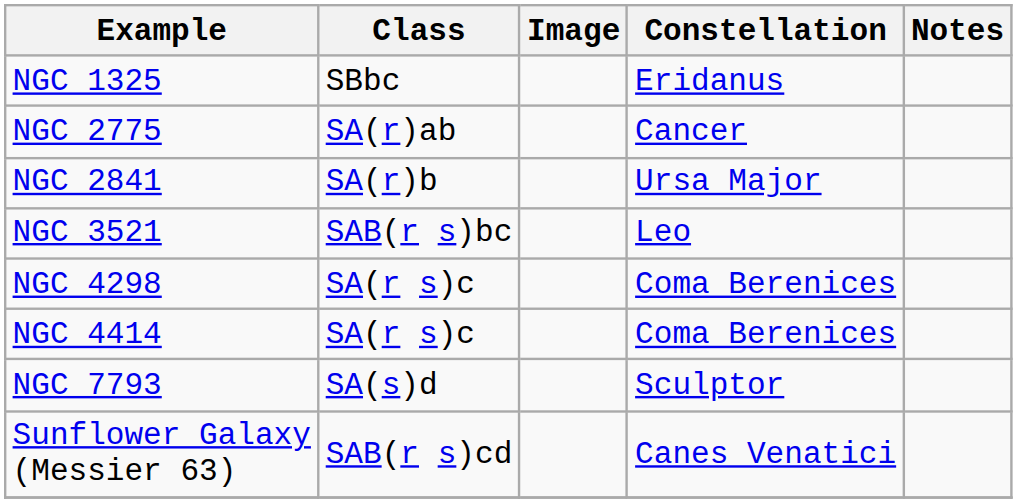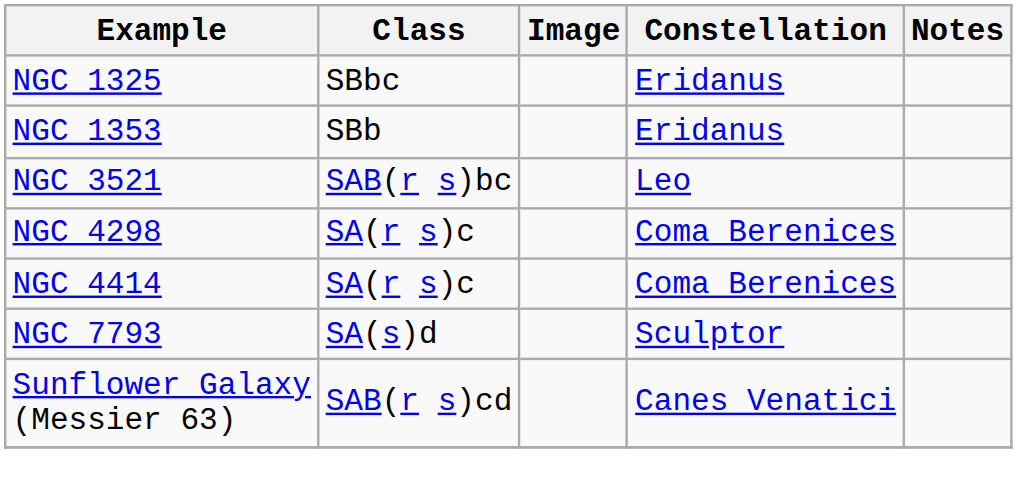+ row: (87, 132)
- row: (87, 132)
- row: (87, 182)
